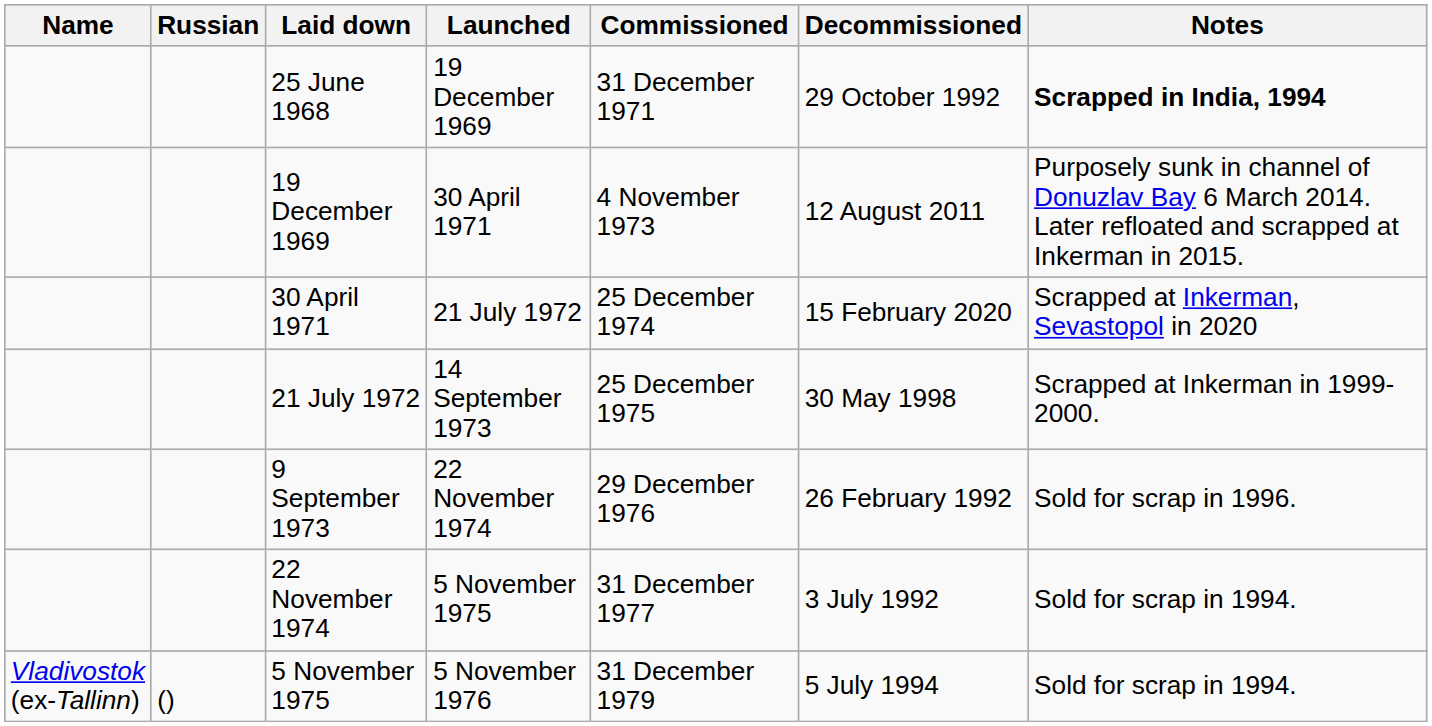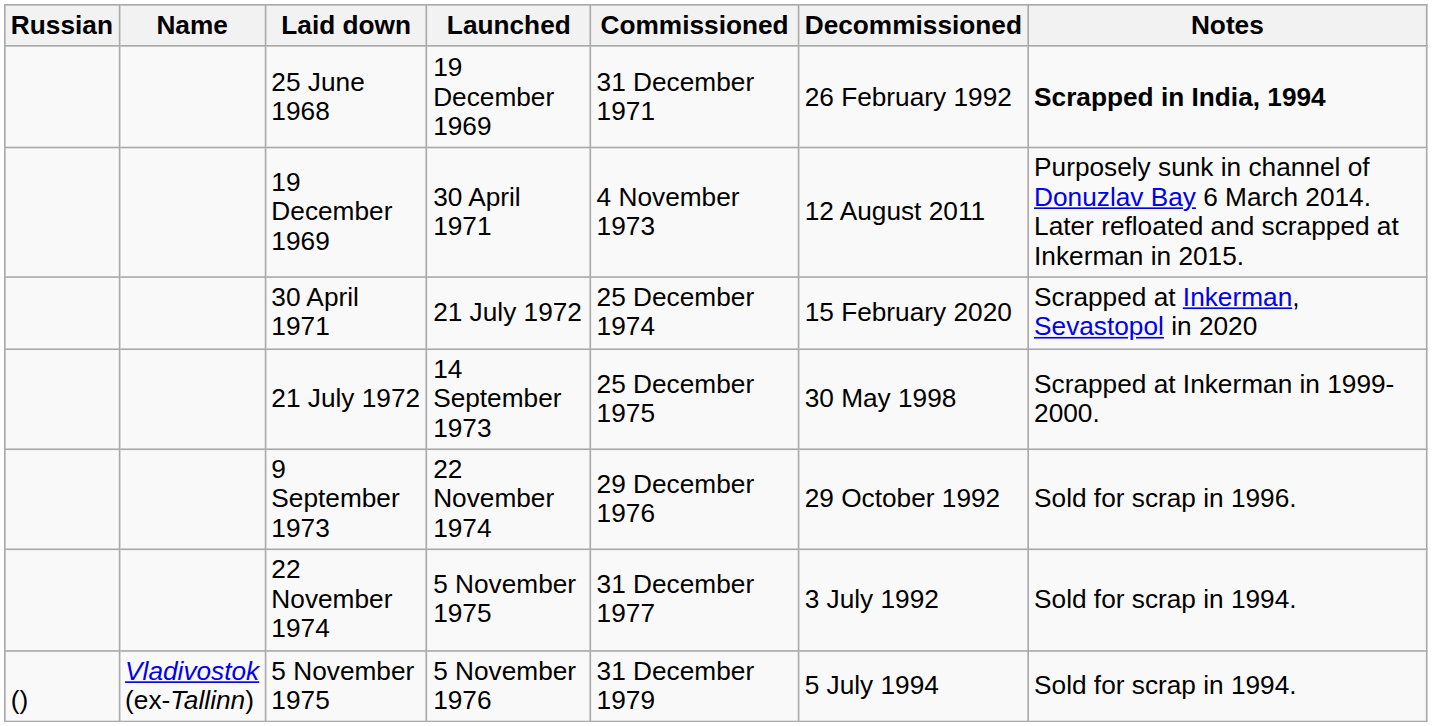columns swapped: (78, 25) <-> (208, 25)
(902, 96) 29 October 1992 -> (908, 96) 26 February 1992
(908, 499) 26 February 1992 -> (902, 499) 29 October 1992
